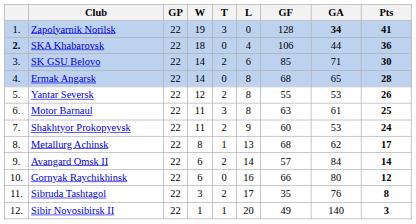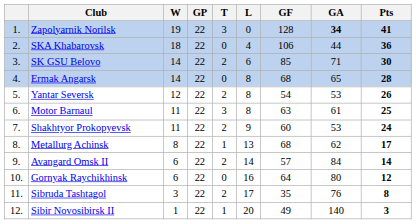columns swapped: (176, 12) <-> (200, 12)
(16, 45) bold -> (16, 45) normal
(286, 95) 55 -> (286, 95) 54
(286, 177) 66 -> (286, 177) 64
